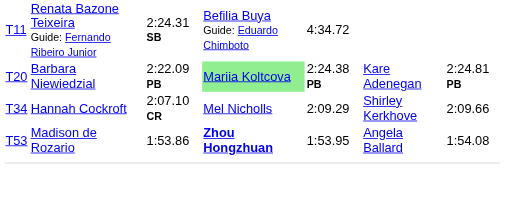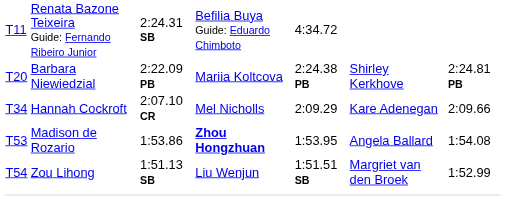(247, 76) lightgreen background -> (239, 76) no background
(392, 76) Kare Adenegan -> (377, 76) Shirley Kerkhove
(390, 108) Shirley Kerkhove -> (394, 108) Kare Adenegan
+ row: (16, 172)
